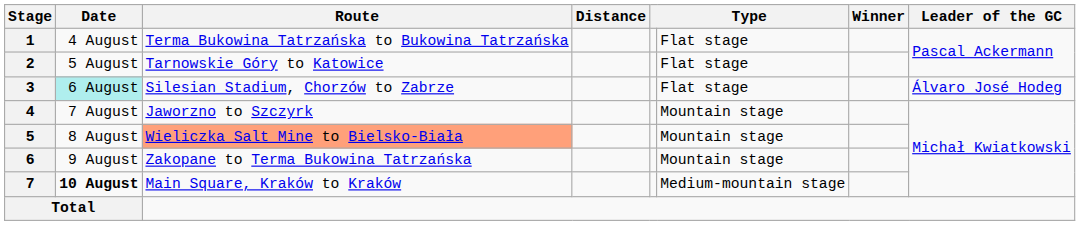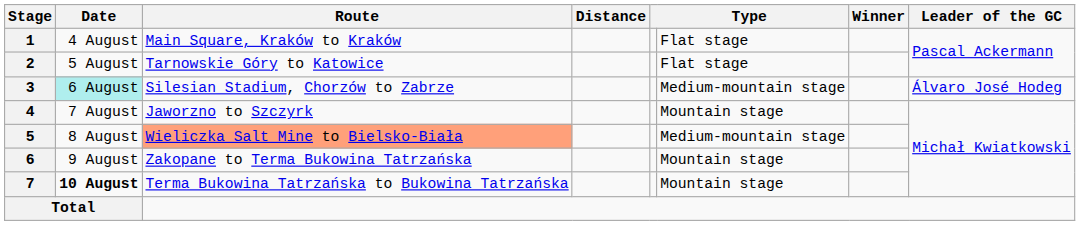(357, 40) Terma Bukowina Tatrzańska to Bukowina Tatrzańska -> (273, 40) Main Square, Kraków to Kraków
(704, 88) Flat stage -> (753, 88) Medium-mountain stage
(722, 136) Mountain stage -> (753, 136) Medium-mountain stage
(273, 184) Main Square, Kraków to Kraków -> (357, 184) Terma Bukowina Tatrzańska to Bukowina Tatrzańska
(753, 184) Medium-mountain stage -> (722, 184) Mountain stage
